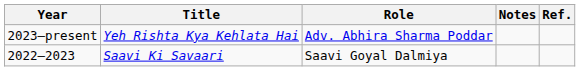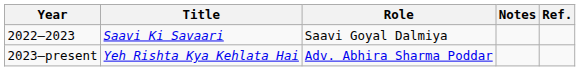rows swapped: (41, 55) <-> (53, 35)
